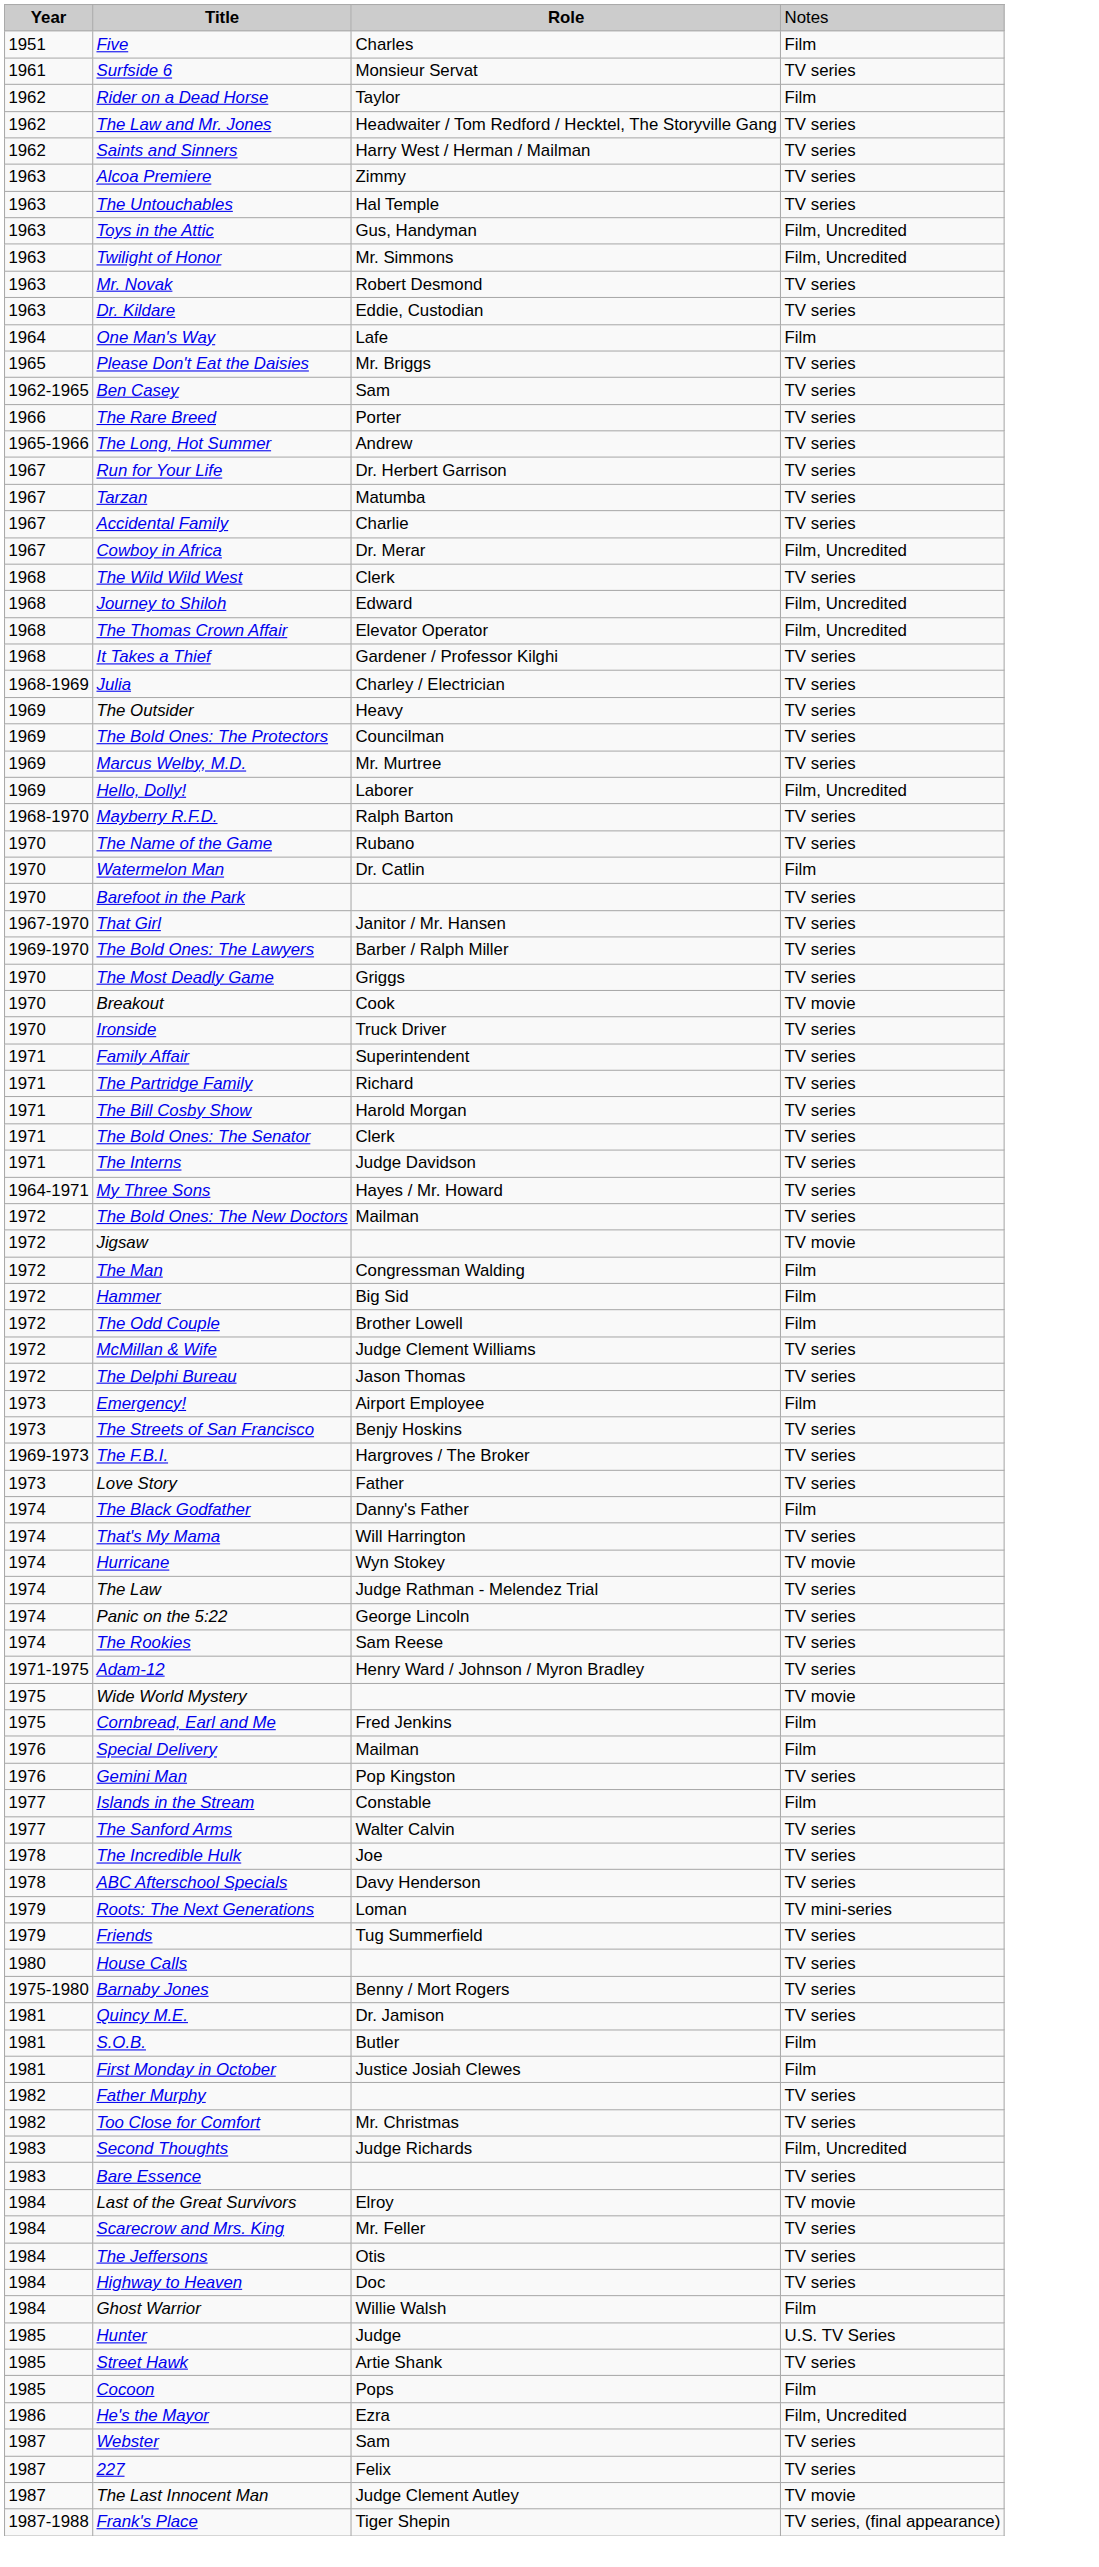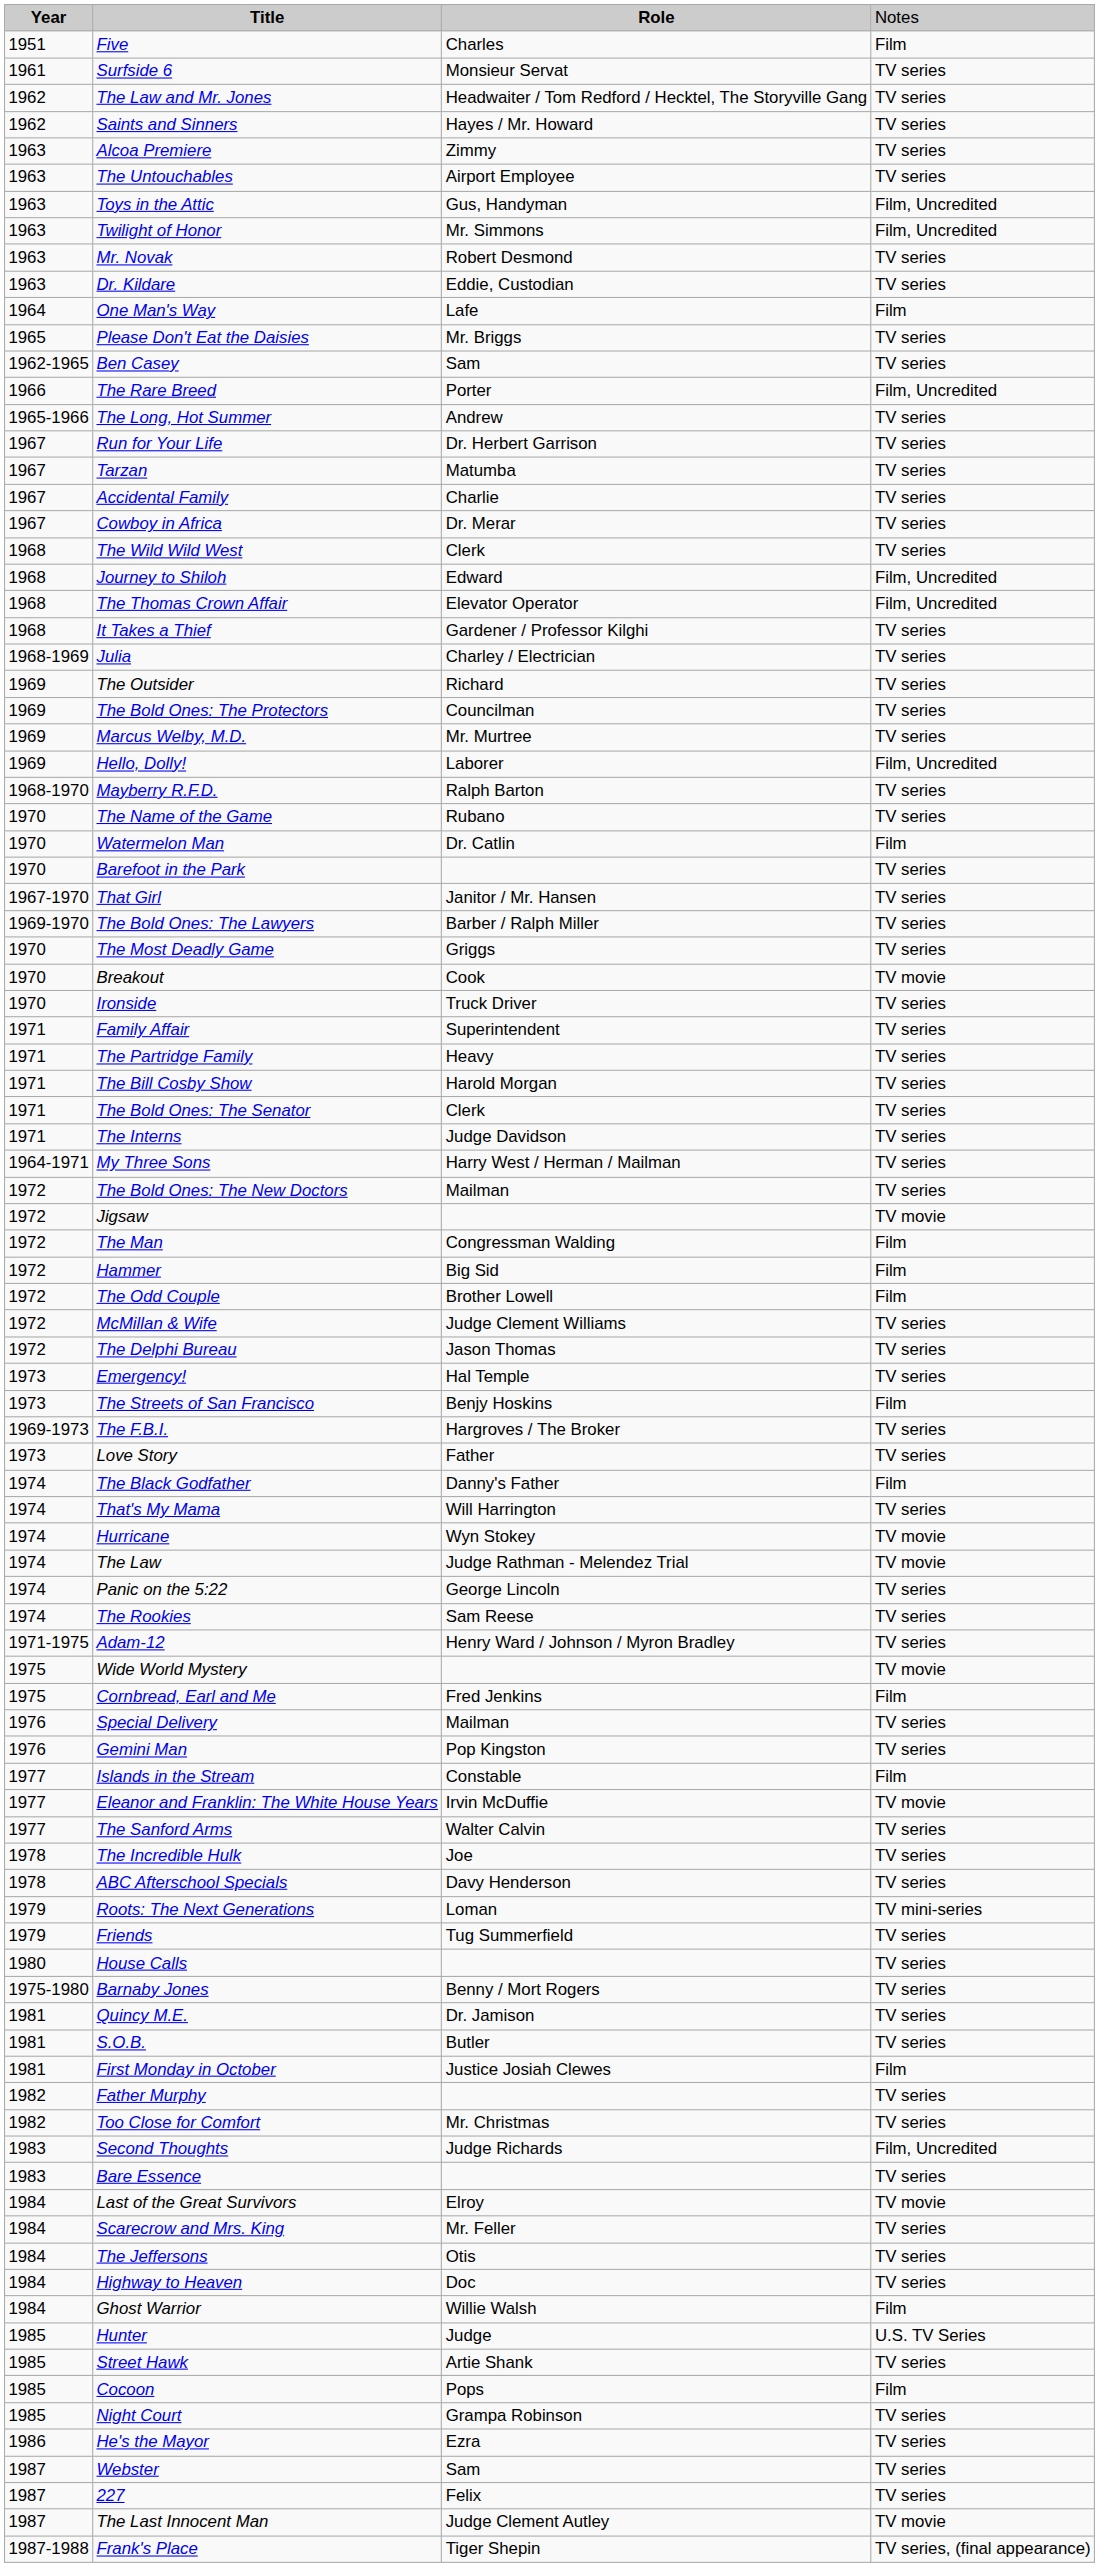- row: (182, 97)
(473, 151) Harry West / Herman / Mailman -> (519, 124) Hayes / Mr. Howard
(397, 204) Hal Temple -> (510, 177) Airport Employee
(820, 417) TV series -> (936, 390) Film, Uncredited
(846, 550) Film, Uncredited -> (910, 524) TV series
(379, 710) Heavy -> (475, 683) Richard
(384, 1083) Richard -> (470, 1056) Heavy
(429, 1190) Hayes / Mr. Howard -> (563, 1163) Harry West / Herman / Mailman
(420, 1403) Airport Employee -> (488, 1376) Hal Temple
(800, 1403) Film -> (910, 1376) TV series
(820, 1429) TV series -> (891, 1403) Film
(820, 1589) TV series -> (910, 1563) TV movie
(800, 1749) Film -> (910, 1723) TV series
+ row: (267, 1802)
(800, 2042) Film -> (910, 2042) TV series
+ row: (139, 2415)
(846, 2415) Film, Uncredited -> (910, 2442) TV series
